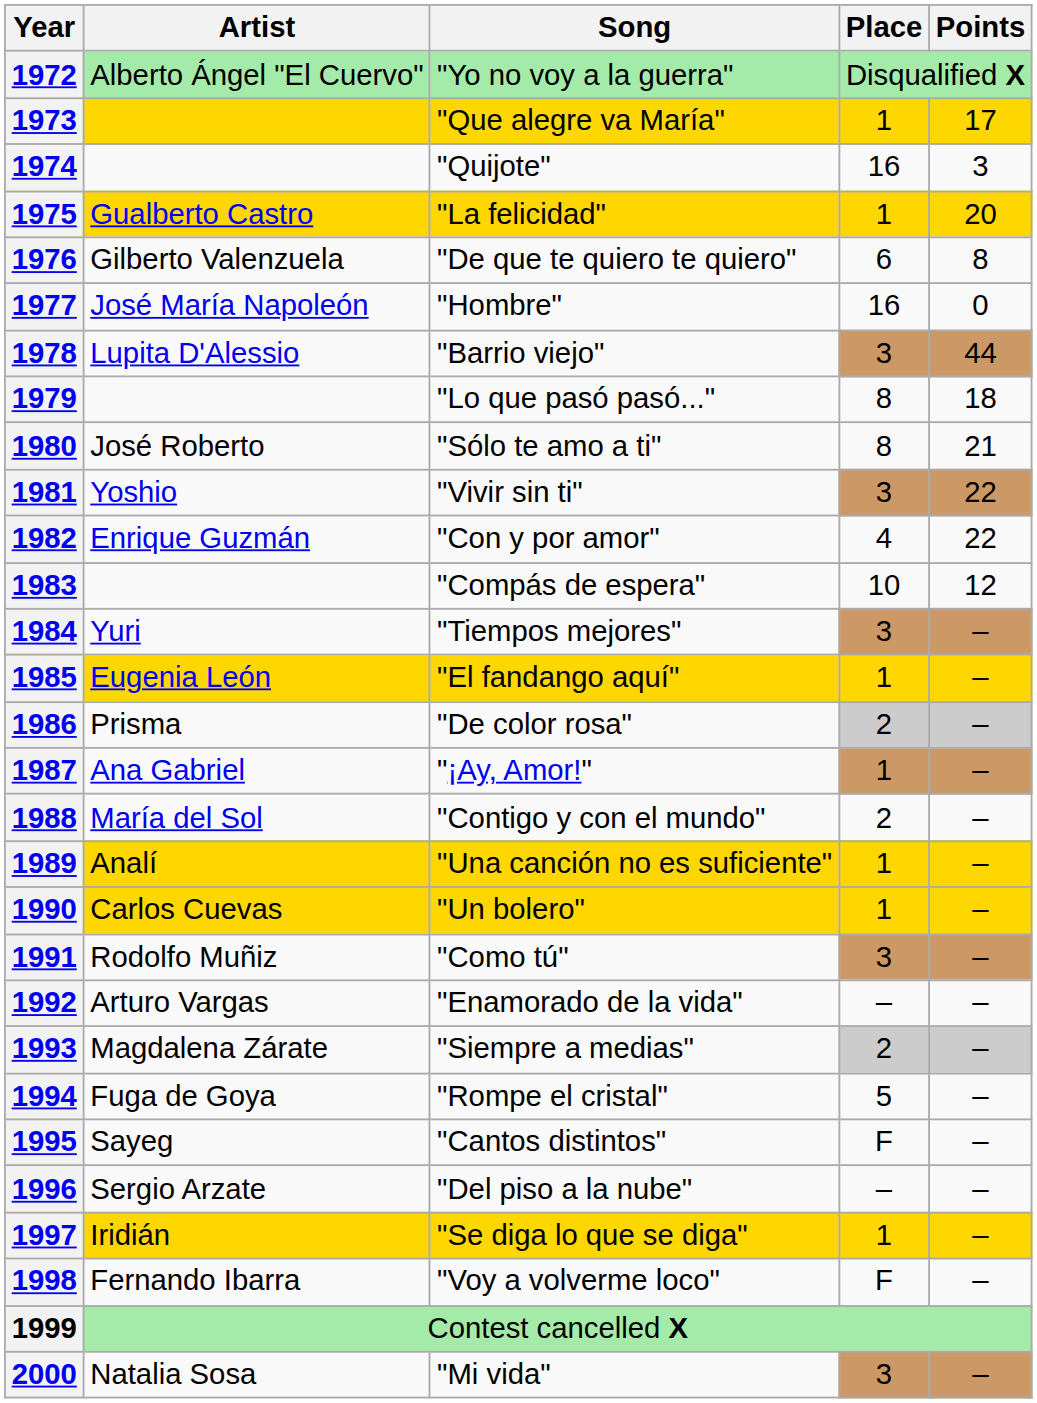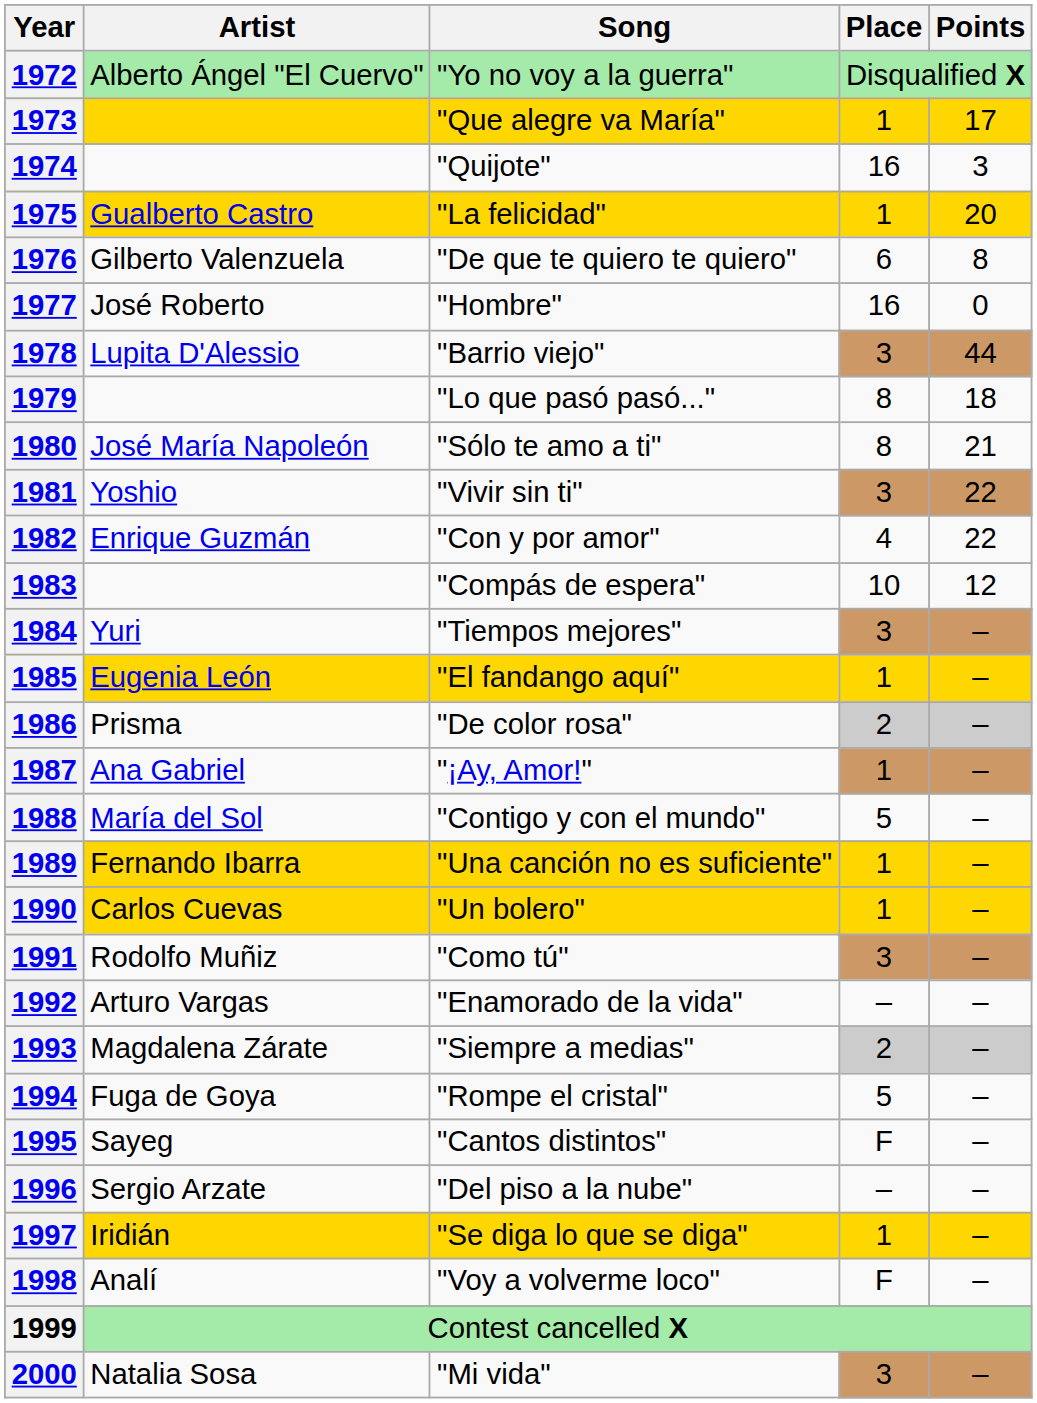(229, 306) José María Napoleón -> (177, 306) José Roberto
(177, 445) José Roberto -> (229, 445) José María Napoleón
(884, 817) 2 -> (884, 817) 5
(124, 863) Analí -> (195, 863) Fernando Ibarra
(195, 1281) Fernando Ibarra -> (124, 1281) Analí
